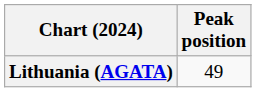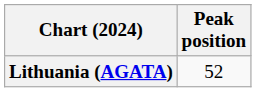(214, 71) 49 -> (214, 71) 52
